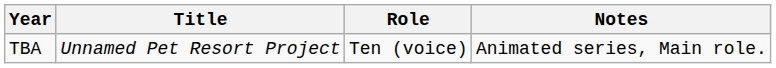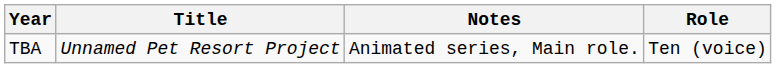columns swapped: (408, 19) <-> (621, 19)
